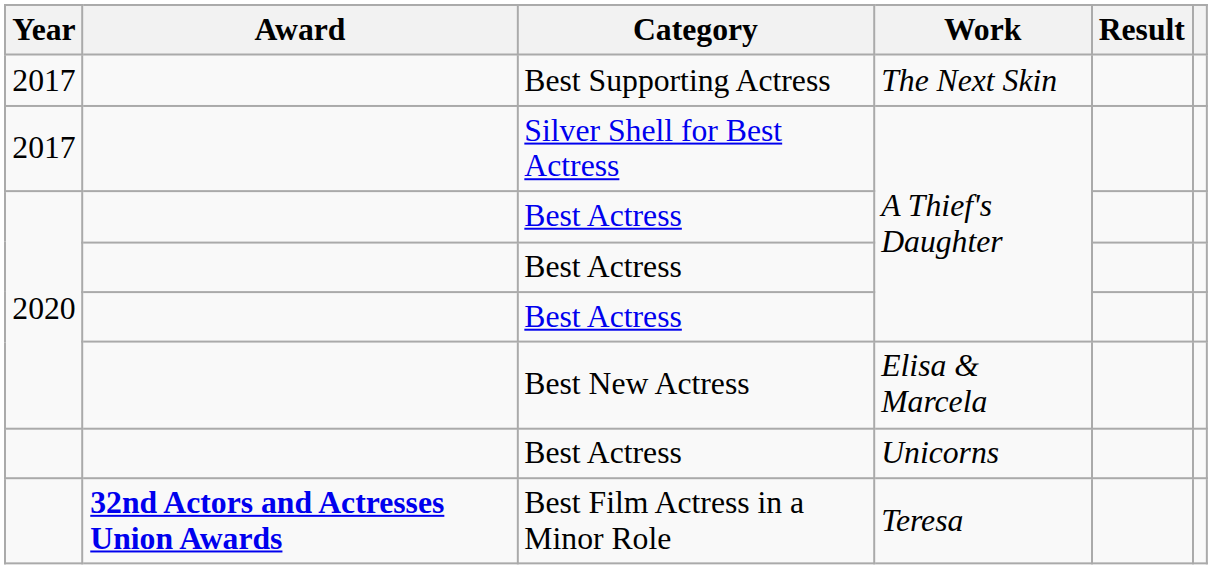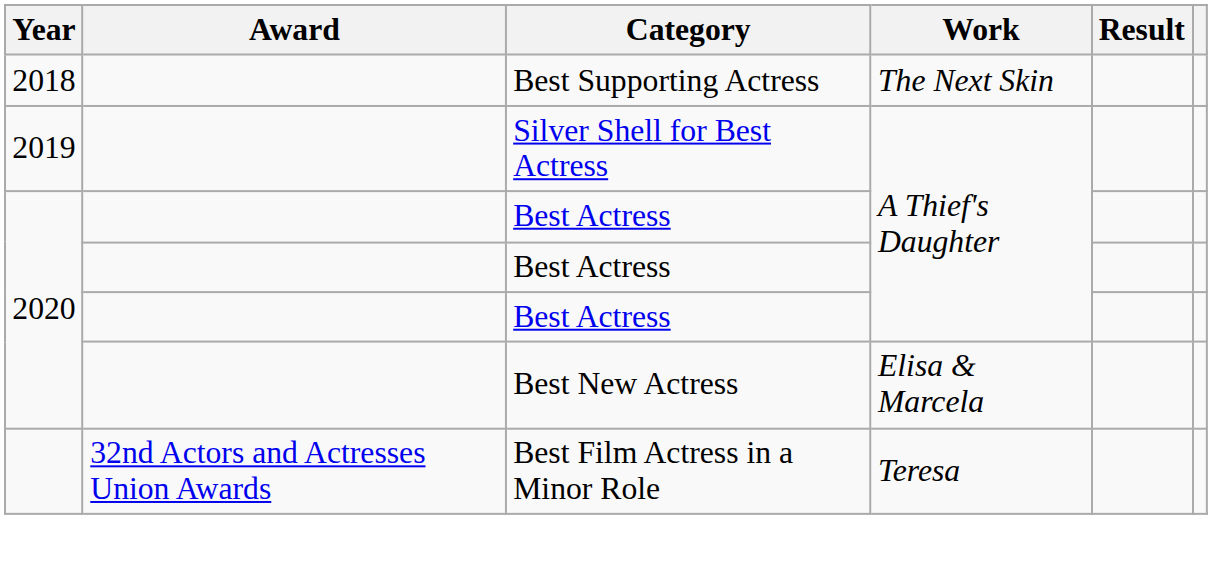(44, 79) 2017 -> (44, 79) 2018
(44, 147) 2017 -> (44, 147) 2019
- row: (603, 452)
(267, 520) bold -> (258, 470) normal
